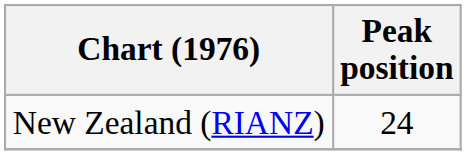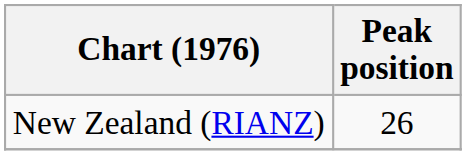(397, 121) 24 -> (397, 121) 26
